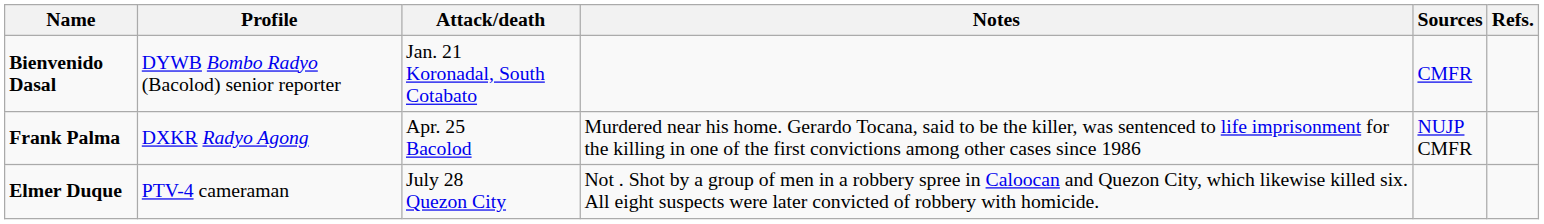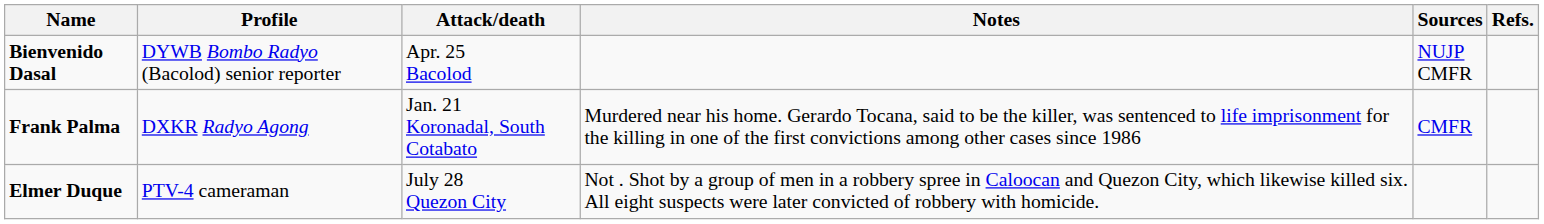(475, 73) Jan. 21 Koronadal, South Cotabato -> (439, 62) Apr. 25 Bacolod
(1445, 73) CMFR -> (1445, 62) NUJP CMFR
(439, 137) Apr. 25 Bacolod -> (475, 126) Jan. 21 Koronadal, South Cotabato
(1445, 137) NUJP CMFR -> (1445, 126) CMFR
